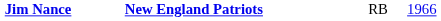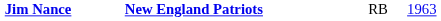(422, 9) 1966 -> (422, 9) 1963
